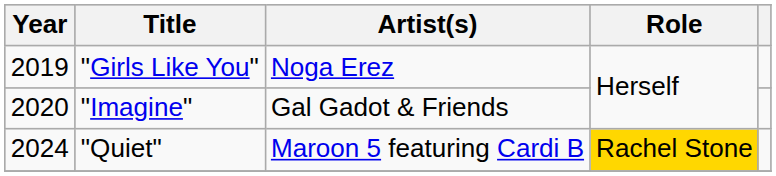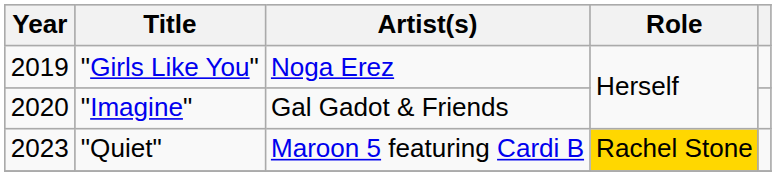(40, 149) 2024 -> (40, 149) 2023
